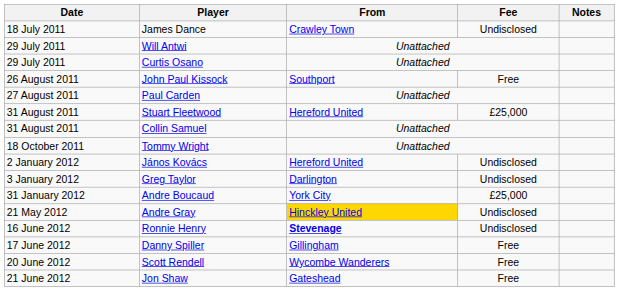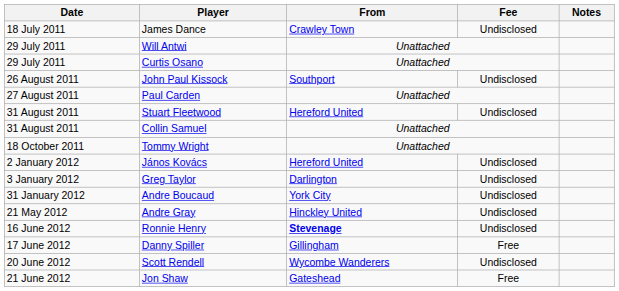(508, 79) Free -> (508, 79) Undisclosed
(508, 112) £25,000 -> (508, 112) Undisclosed
(508, 195) £25,000 -> (508, 195) Undisclosed
(326, 212) gold background -> (326, 212) no background
(508, 262) Free -> (508, 262) Undisclosed
